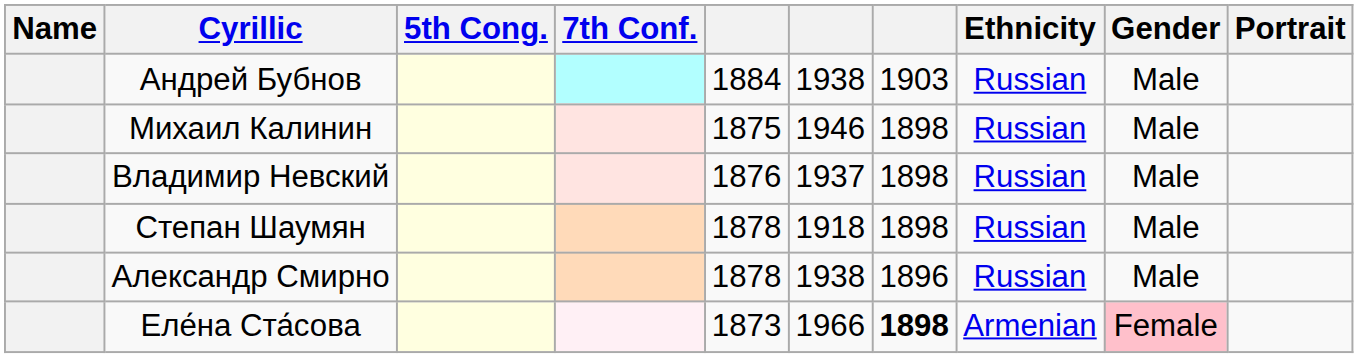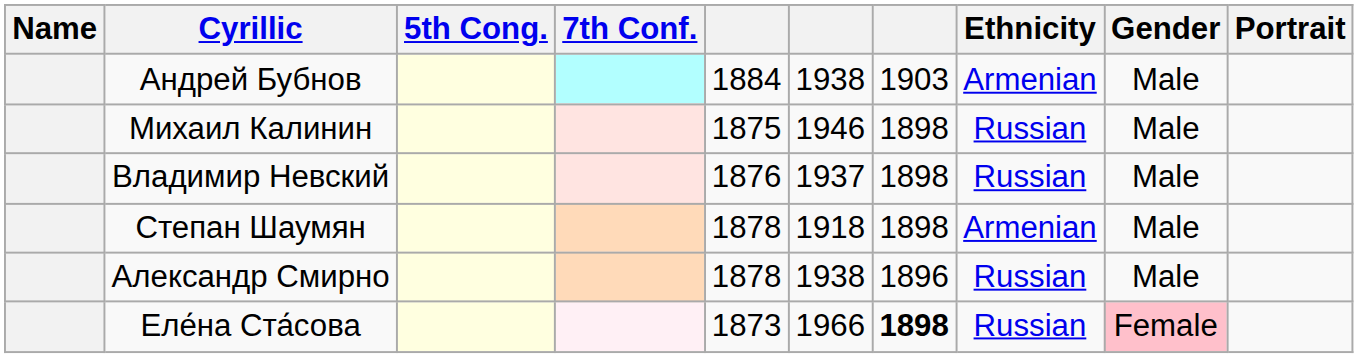(1030, 78) Russian -> (1030, 78) Armenian
(1030, 227) Russian -> (1030, 227) Armenian
(1030, 326) Armenian -> (1030, 326) Russian
